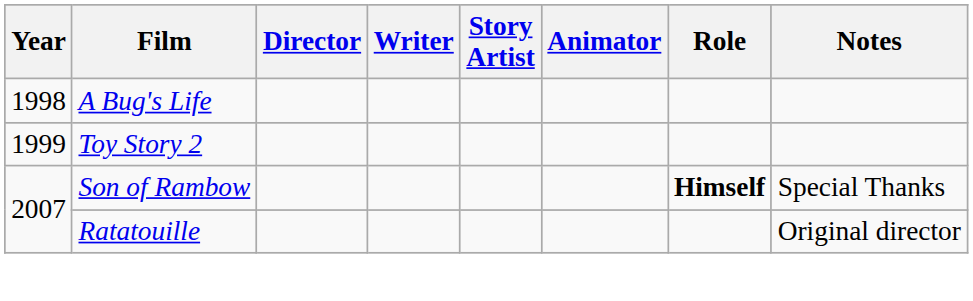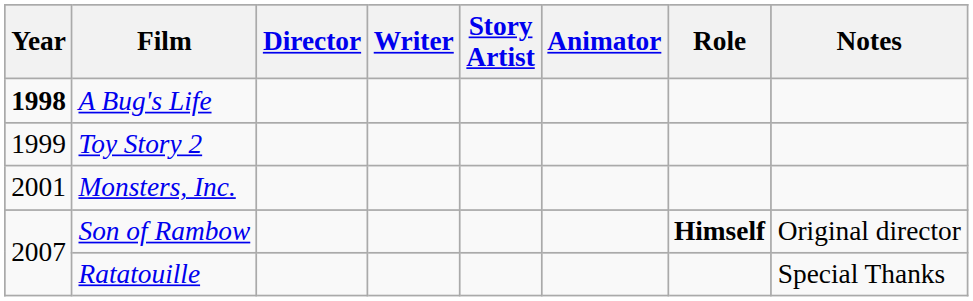(39, 100) normal -> (39, 100) bold
+ row: (157, 187)
(861, 187) Special Thanks -> (869, 230) Original director
(869, 230) Original director -> (861, 273) Special Thanks
